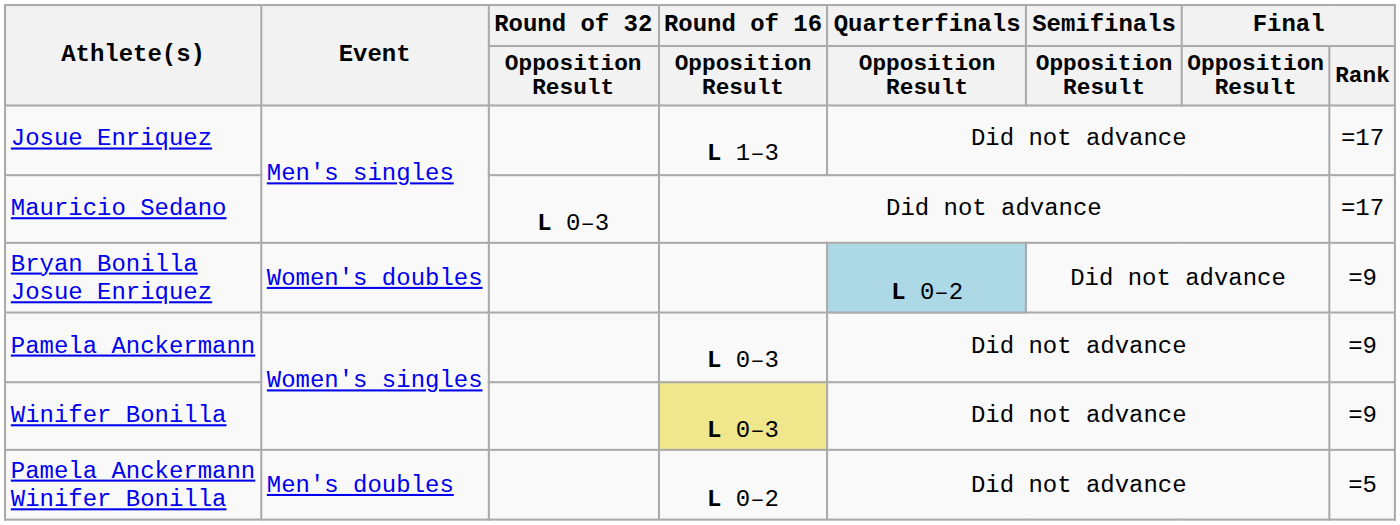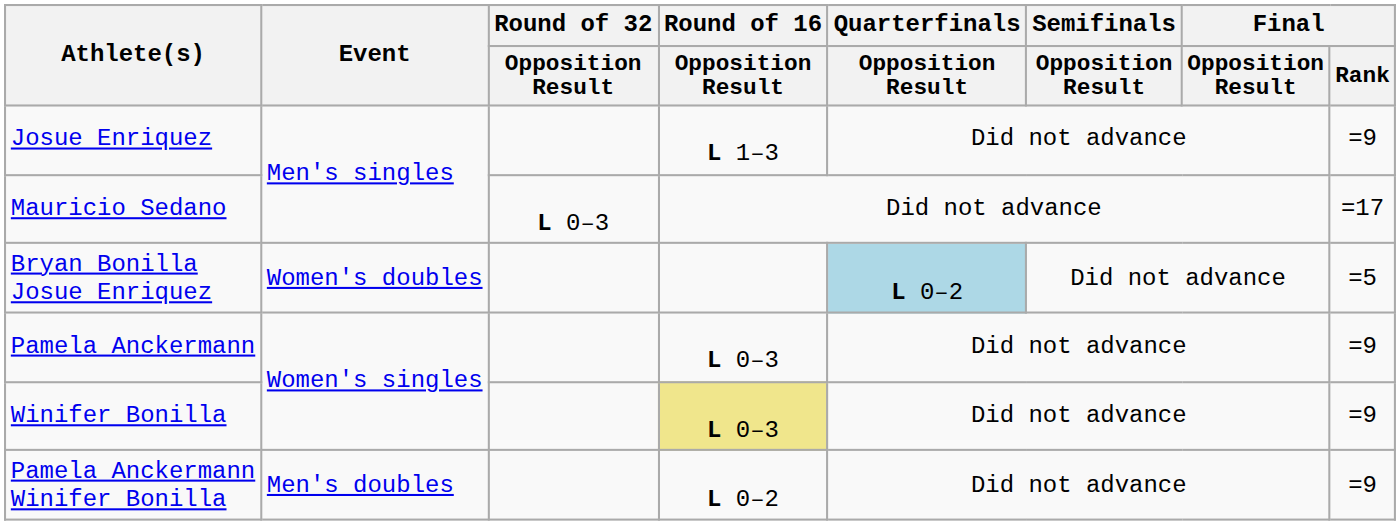(1363, 140) =17 -> (1363, 140) =9
(1363, 278) =9 -> (1363, 278) =5
(1363, 485) =5 -> (1363, 485) =9
